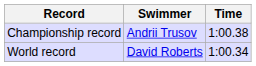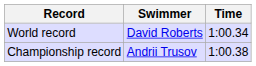rows swapped: (41, 52) <-> (64, 33)
